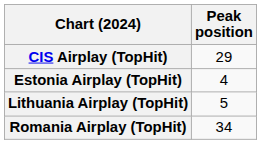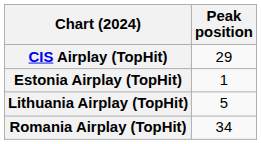(224, 80) 4 -> (224, 80) 1
